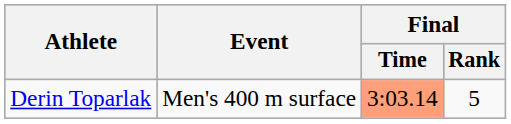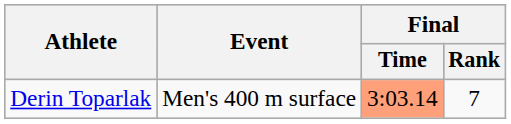(474, 99) 5 -> (474, 99) 7
